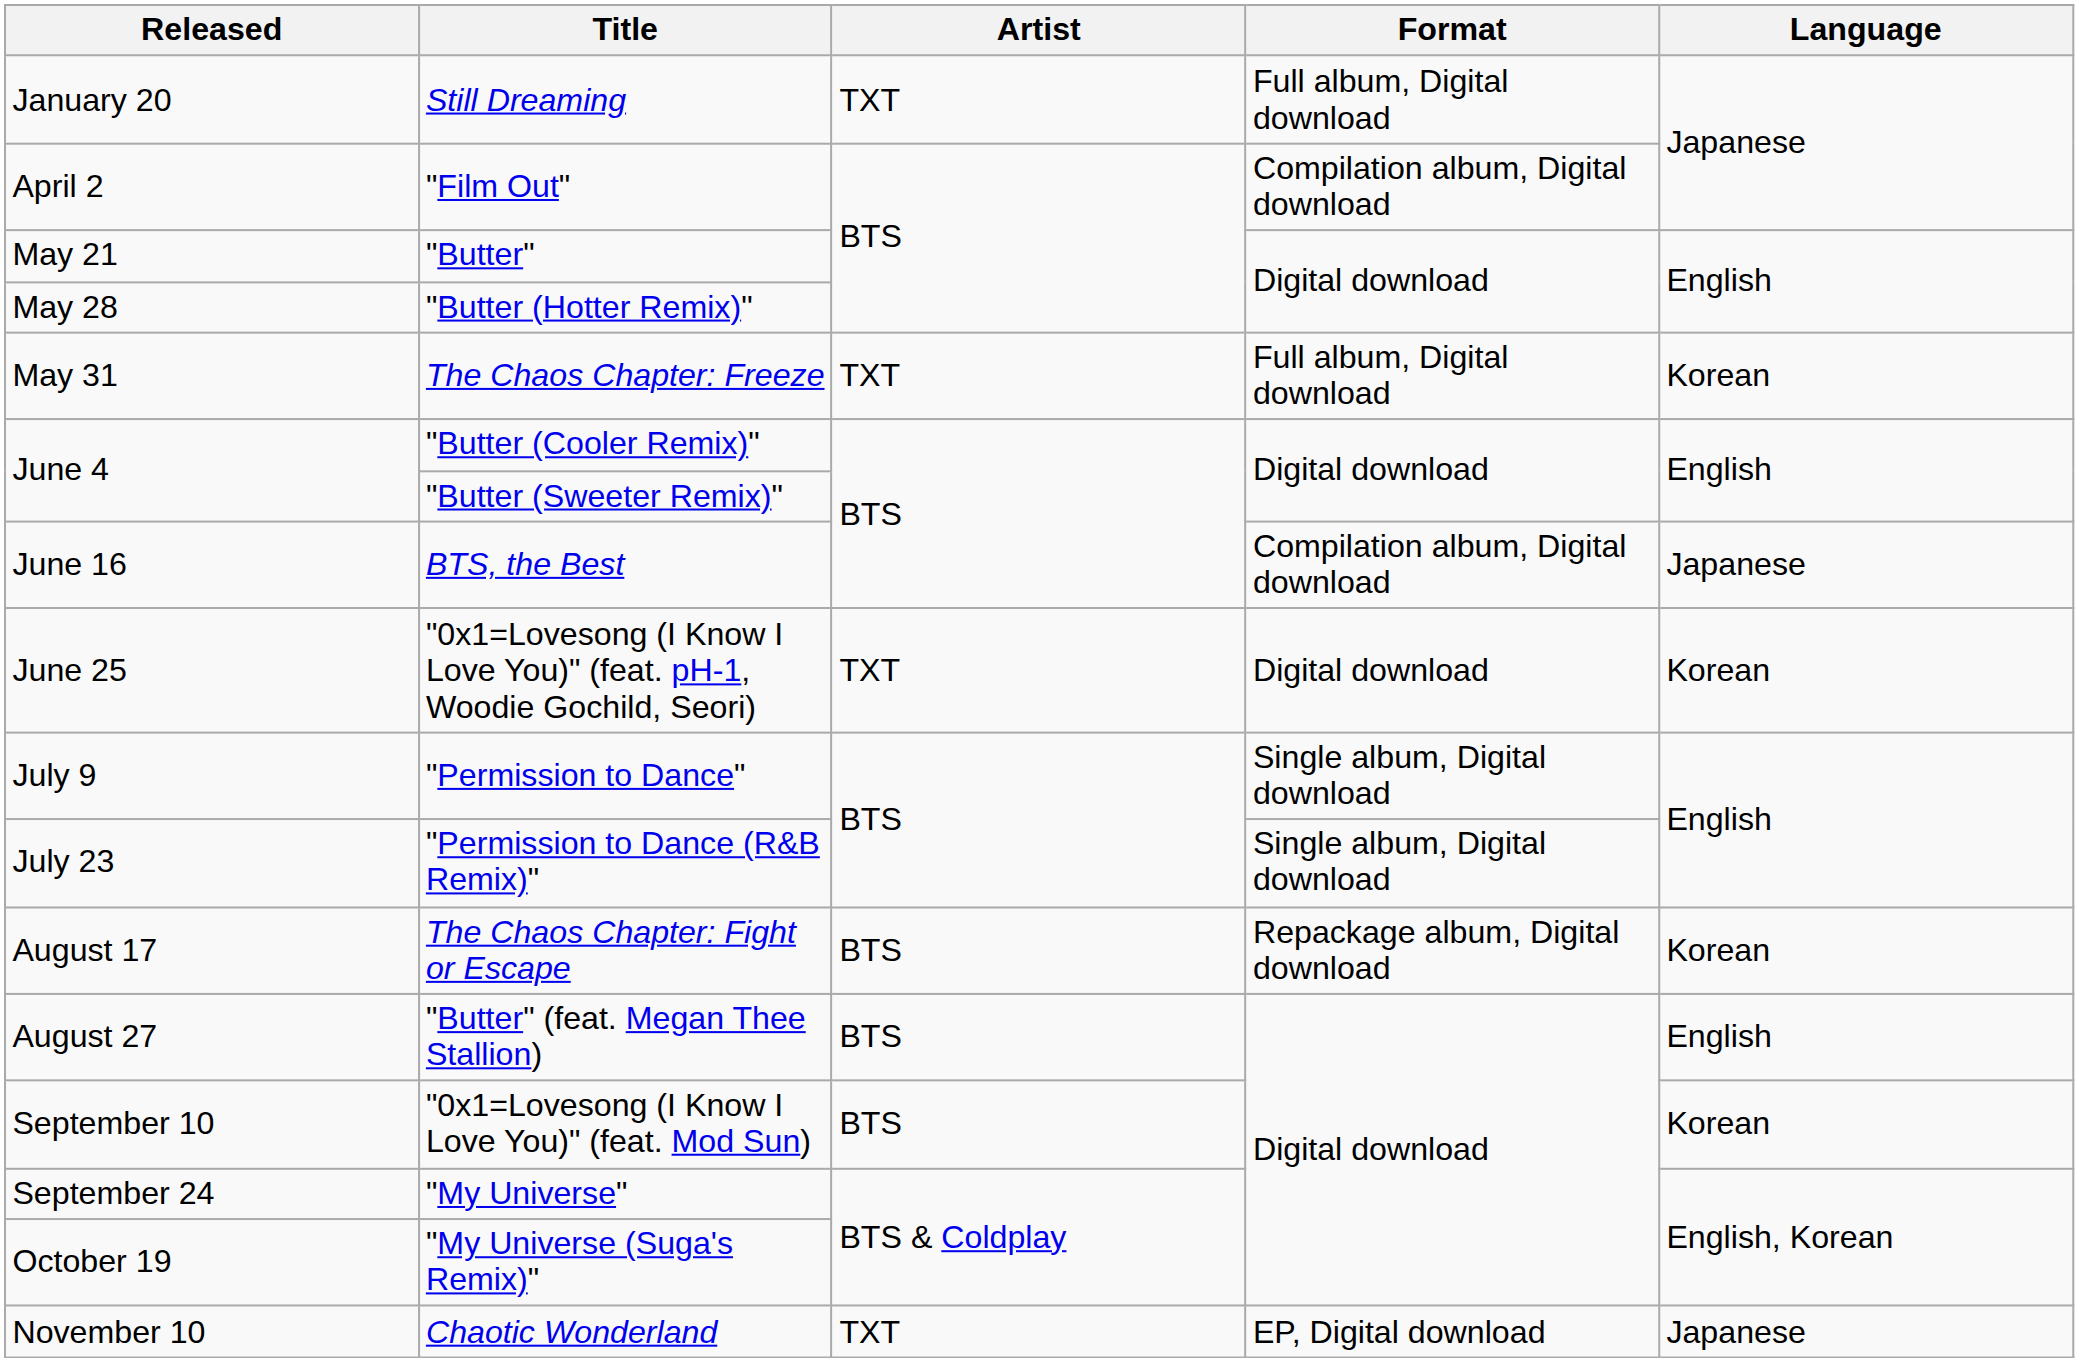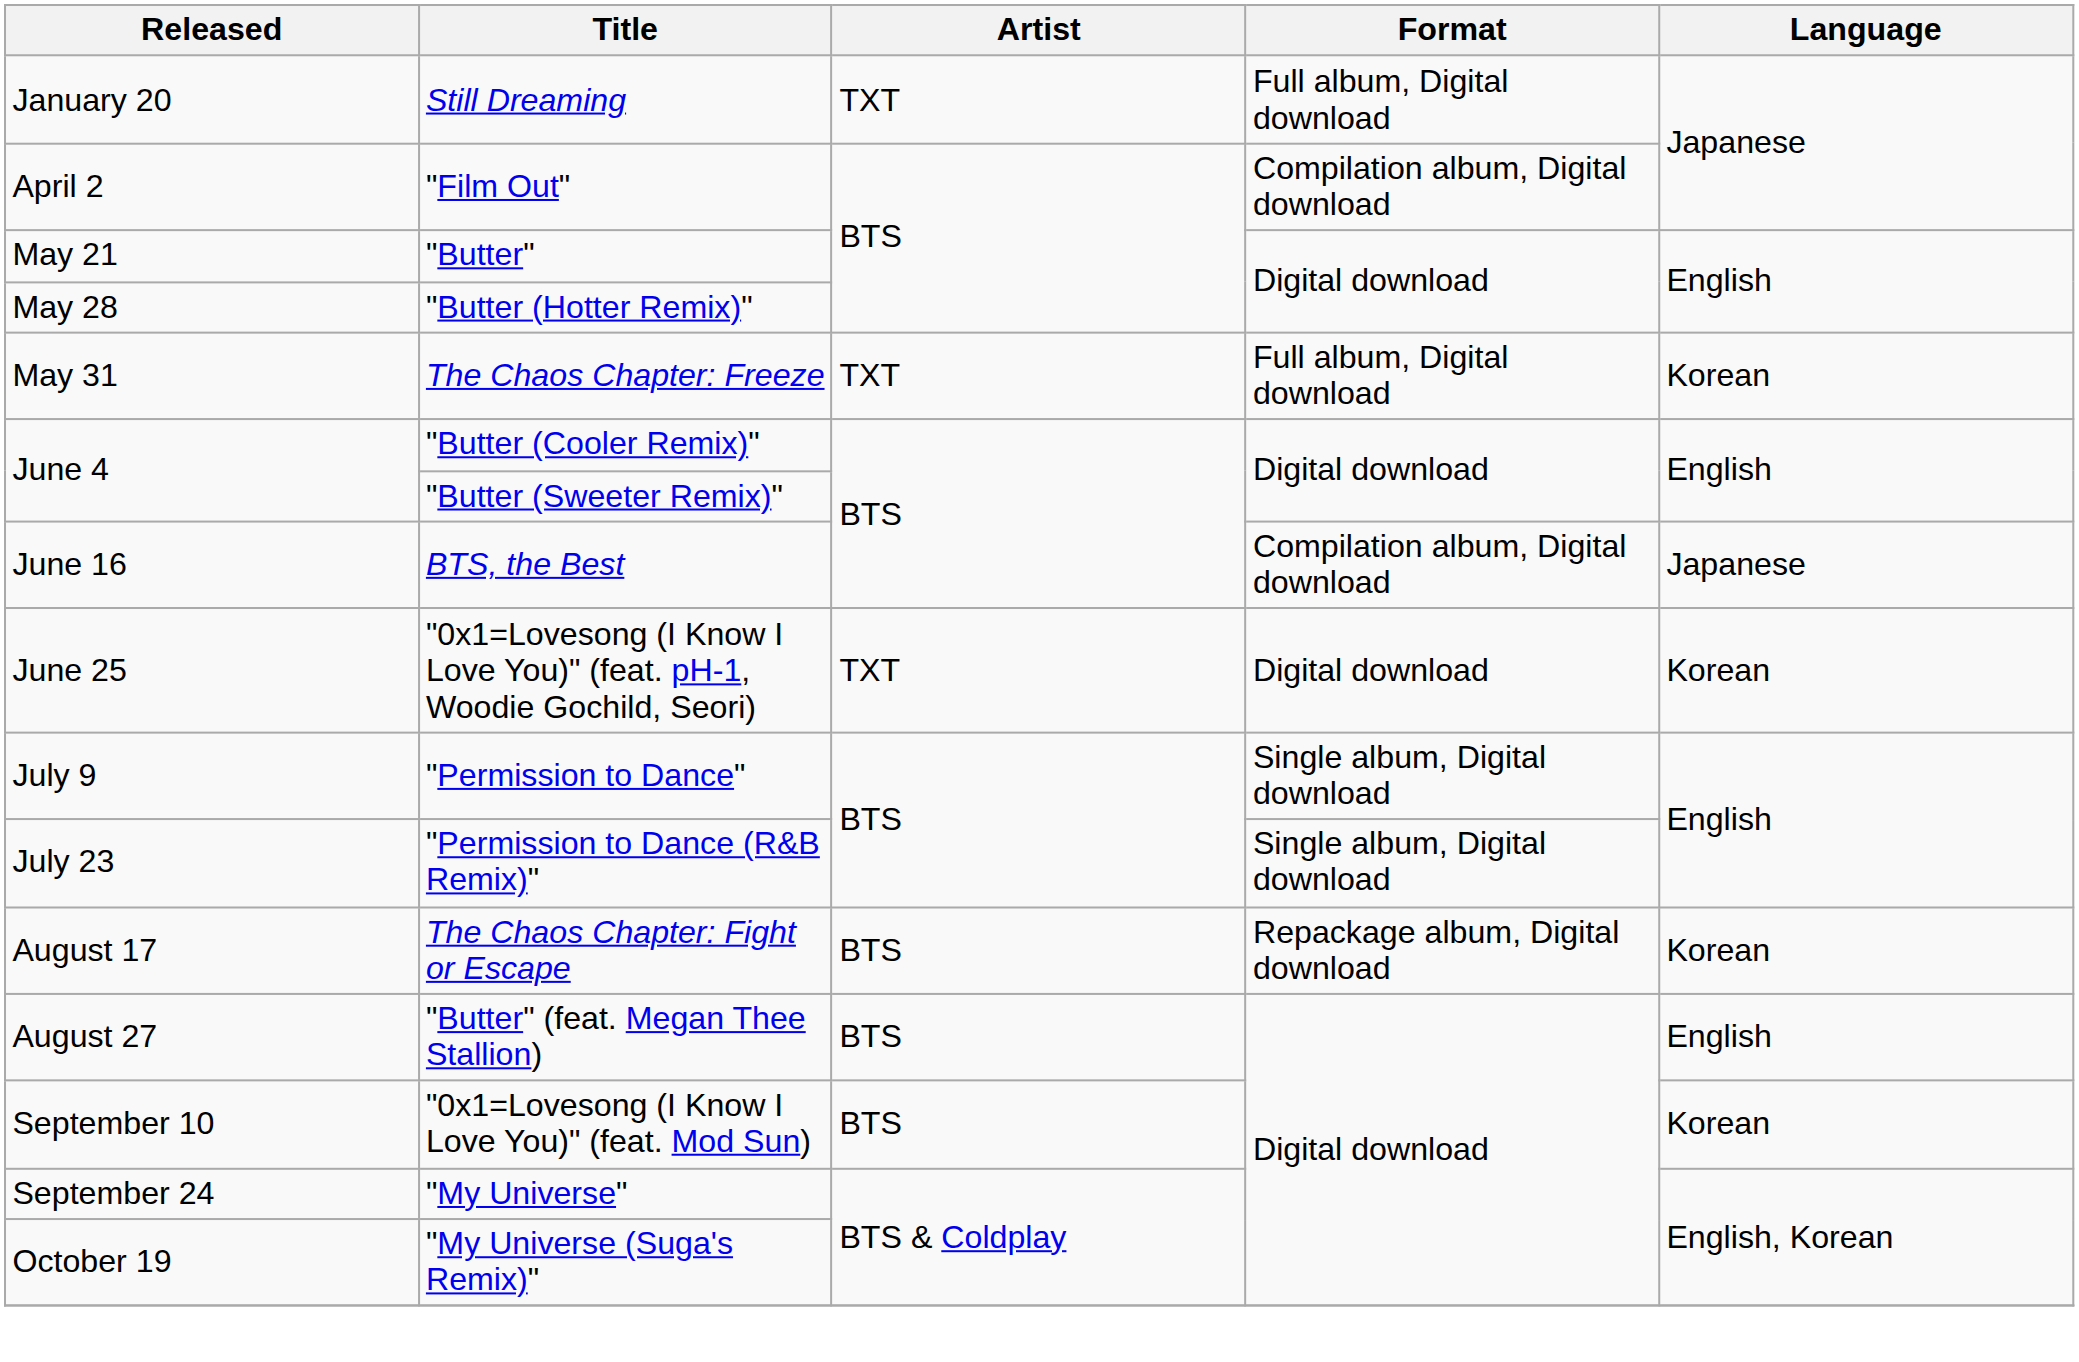- row: (572, 1331)
